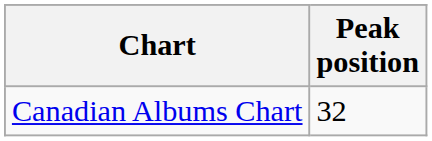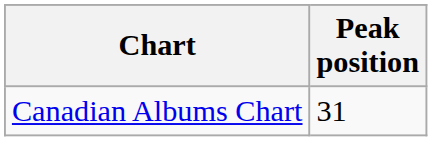(332, 110) 32 -> (332, 110) 31
